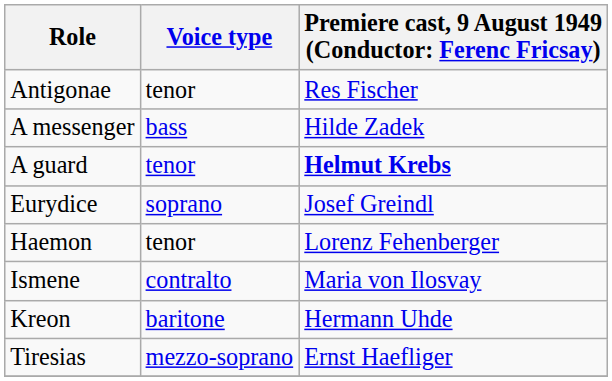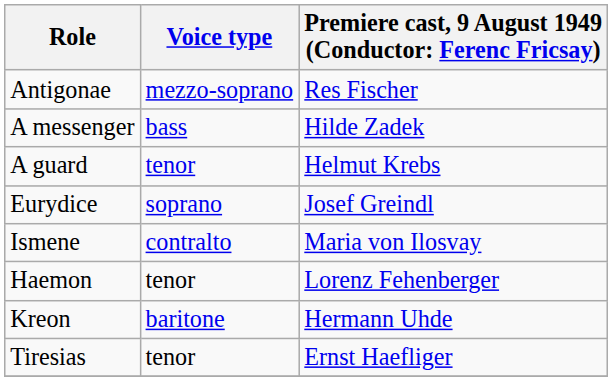(170, 89) tenor -> (219, 89) mezzo-soprano
(378, 165) bold -> (372, 165) normal
rows swapped: (51, 242) <-> (45, 280)
(219, 357) mezzo-soprano -> (170, 357) tenor
